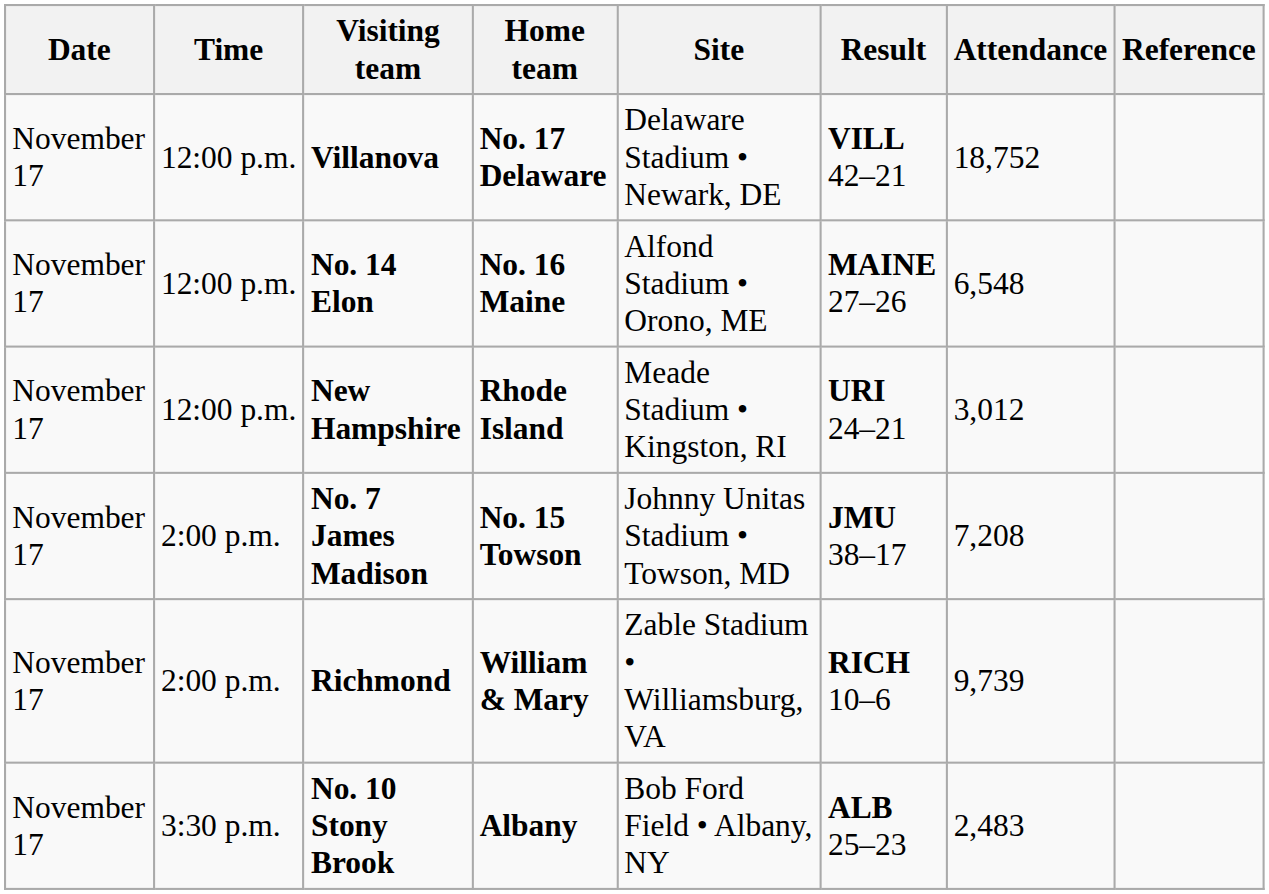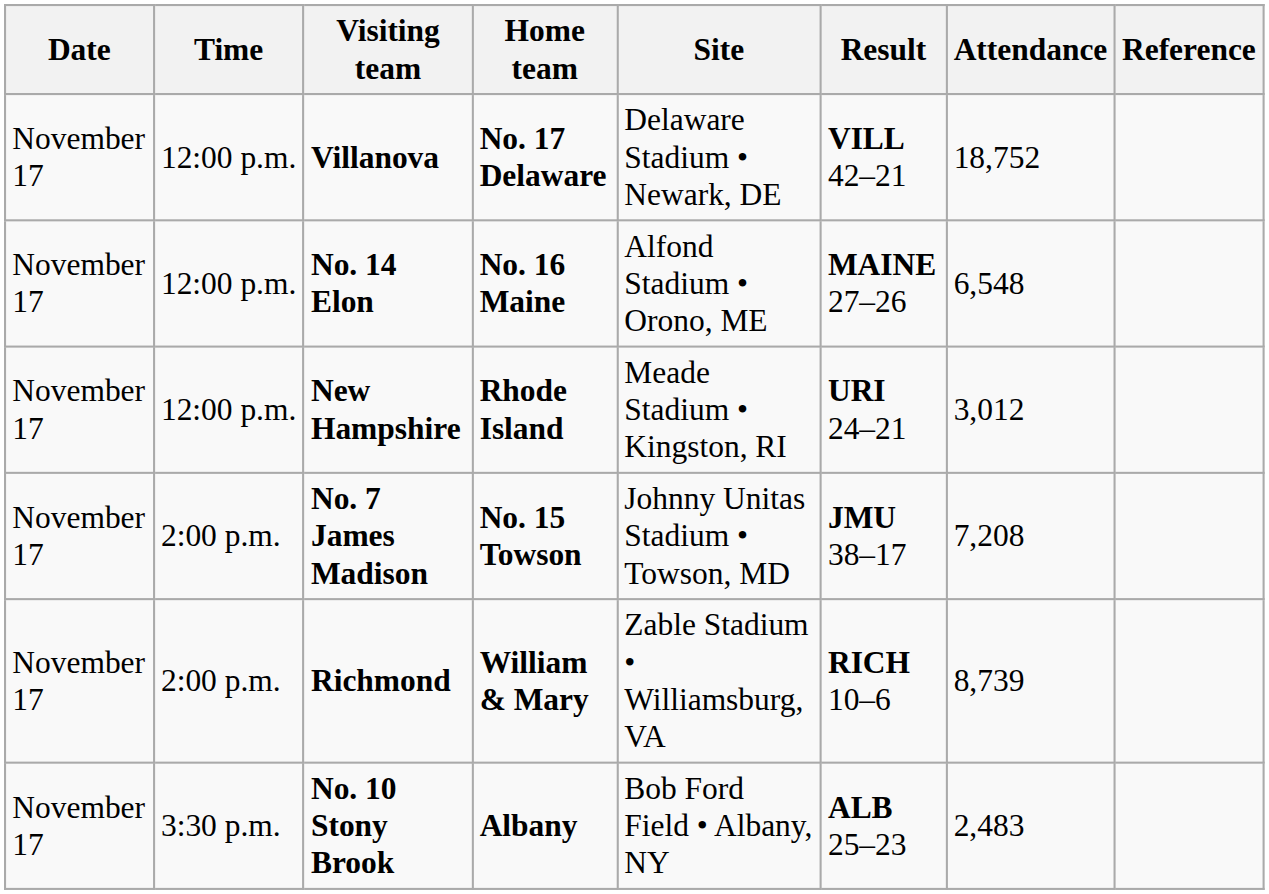(989, 681) 9,739 -> (989, 681) 8,739
